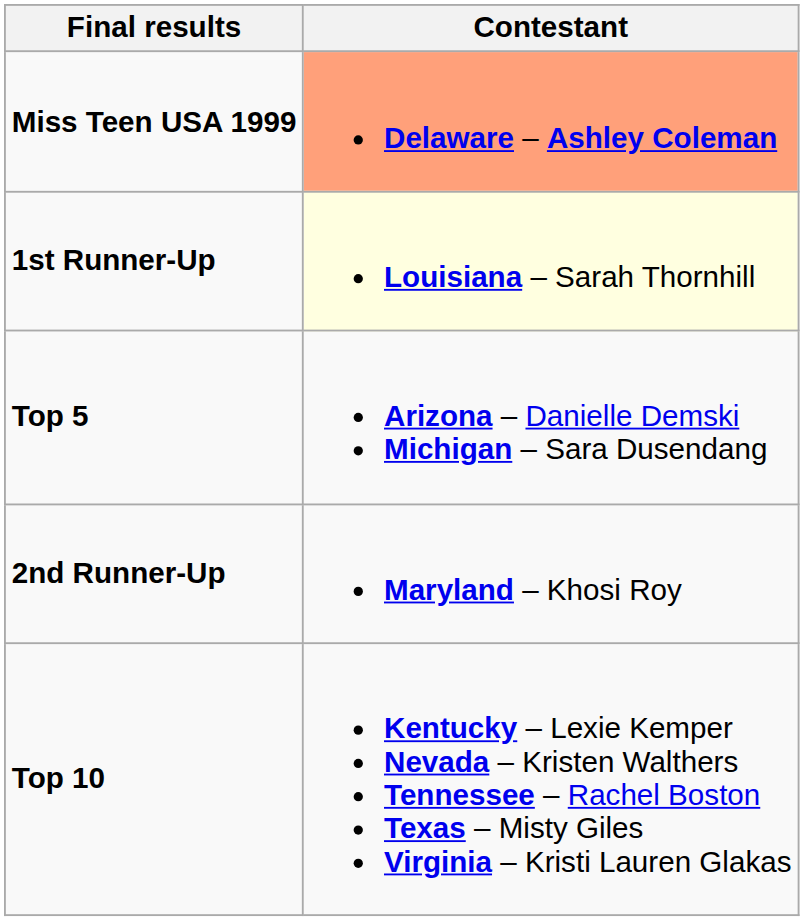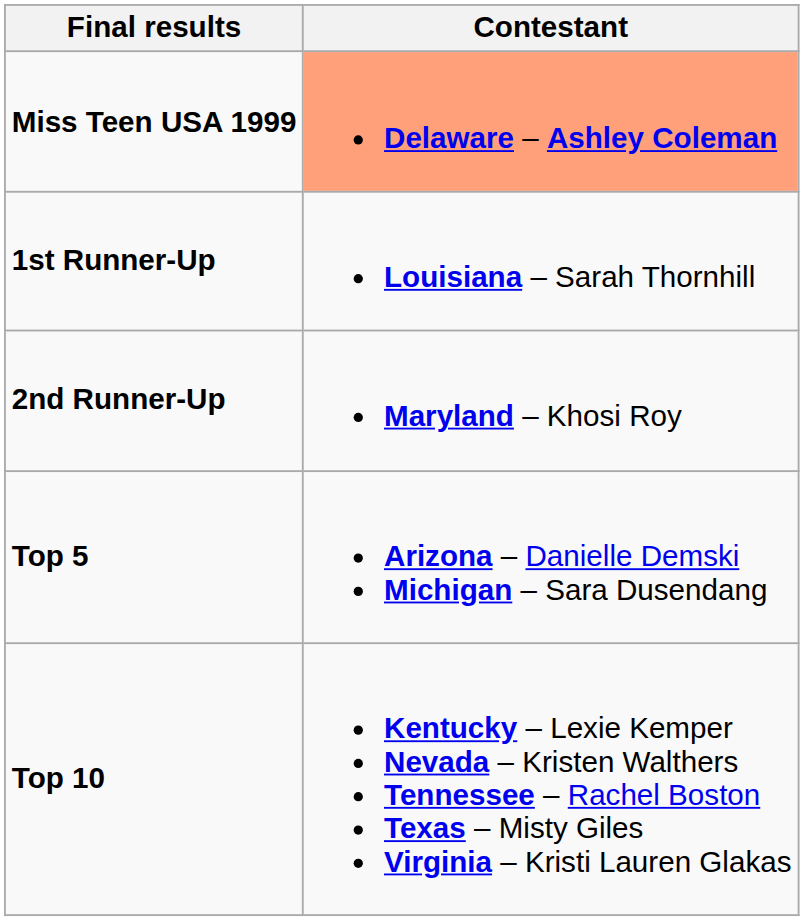(551, 278) lightyellow background -> (551, 278) no background
rows swapped: (119, 572) <-> (50, 416)
